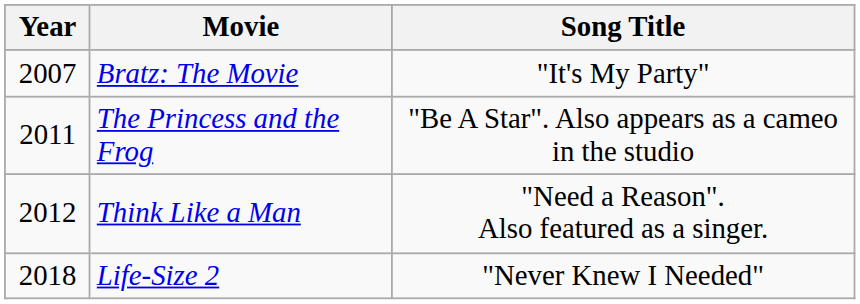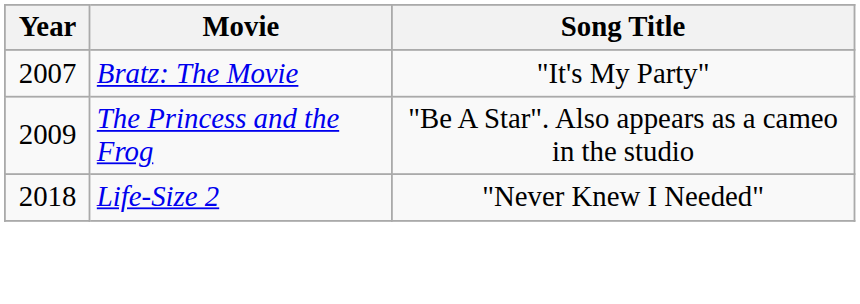(48, 134) 2011 -> (48, 134) 2009
- row: (199, 212)
